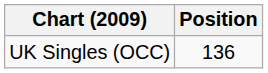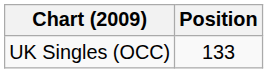(218, 51) 136 -> (218, 51) 133
